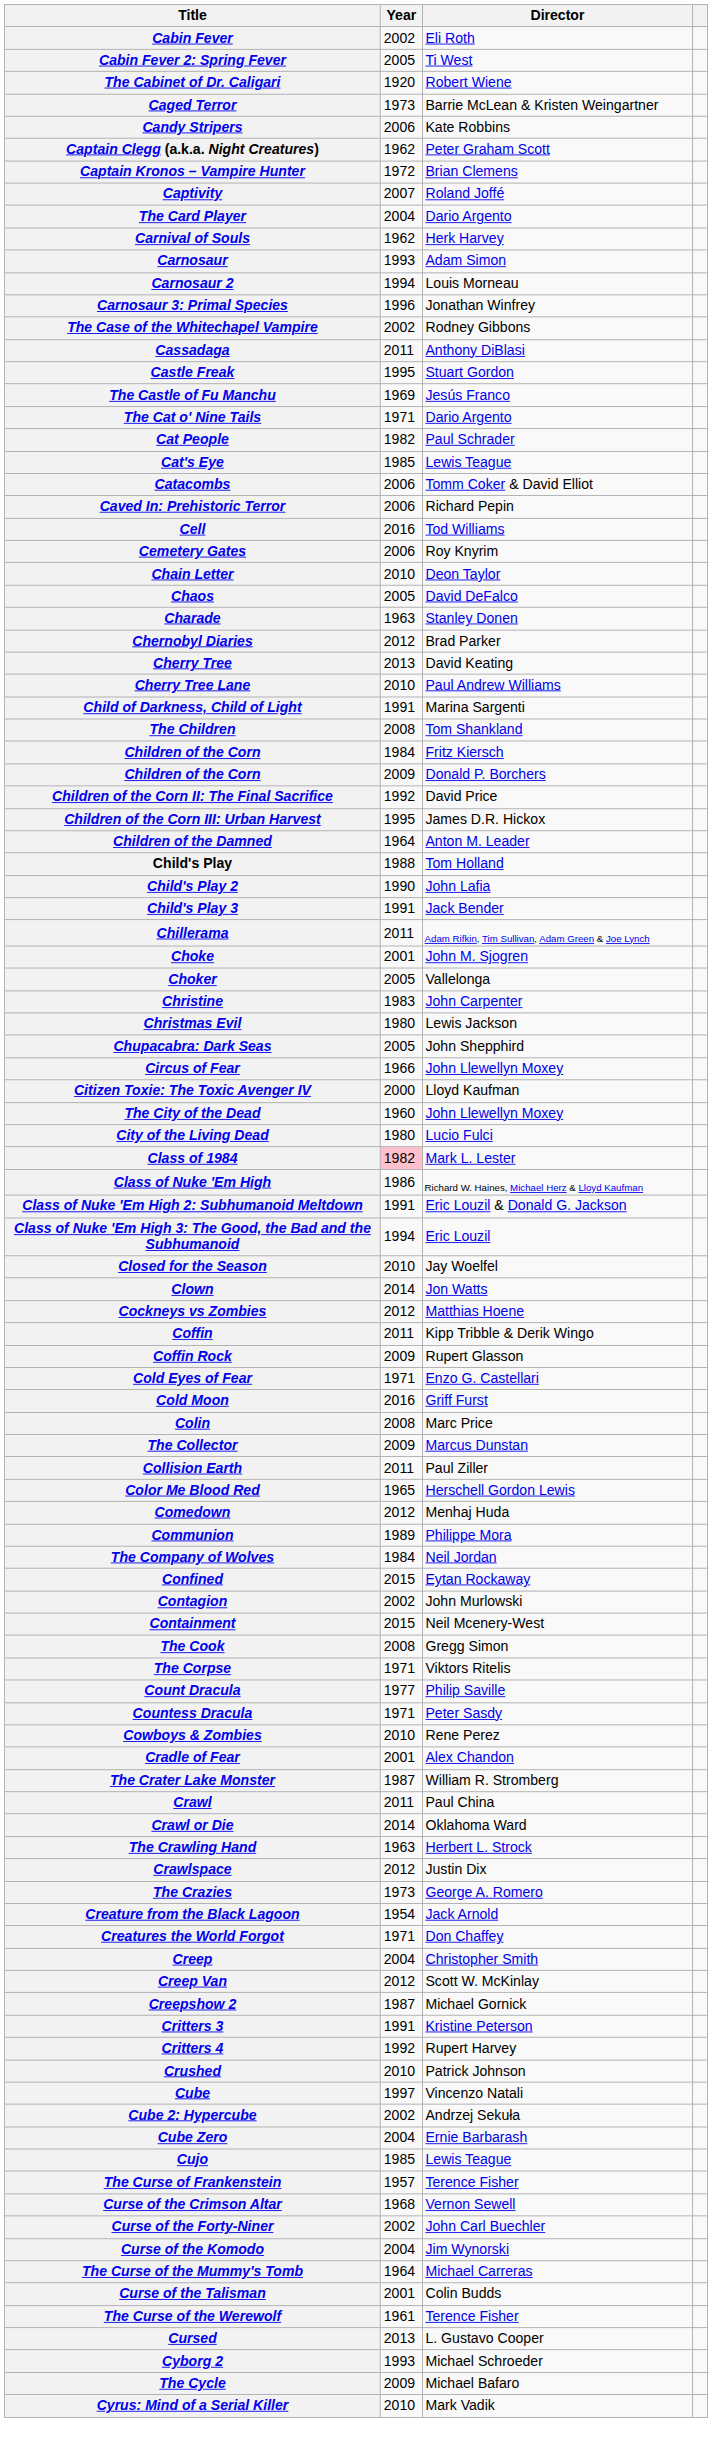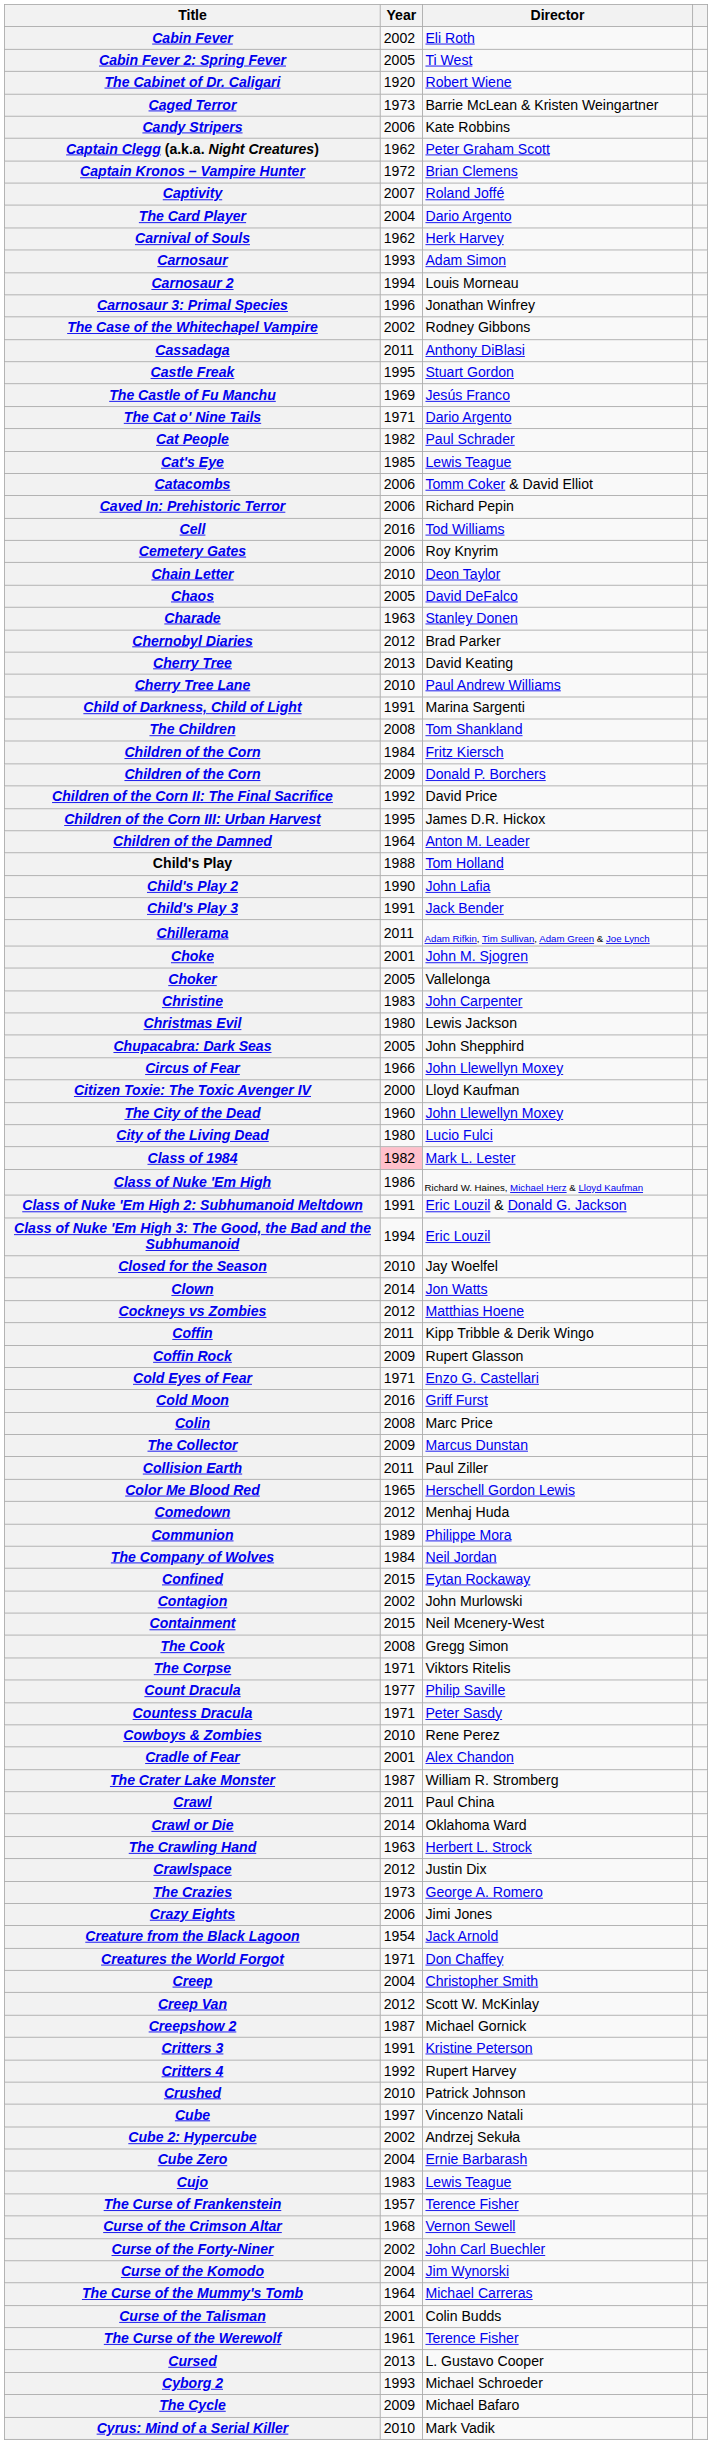+ row: (192, 1914)
(399, 2160) 1985 -> (399, 2182) 1983
